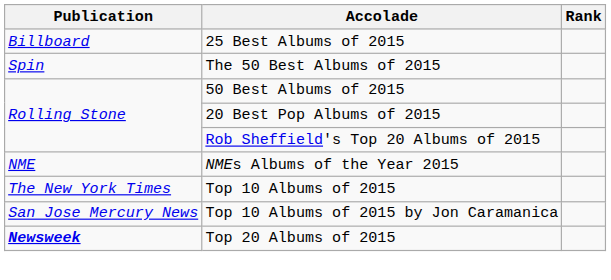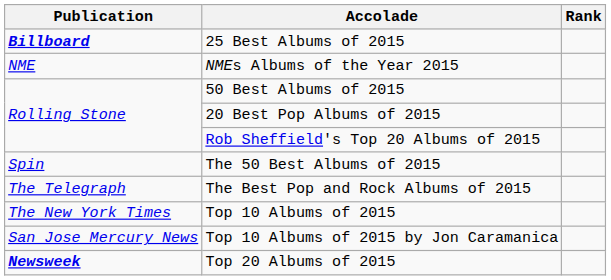(49, 41) normal -> (49, 41) bold
rows swapped: (332, 164) <-> (323, 66)
+ row: (368, 189)
